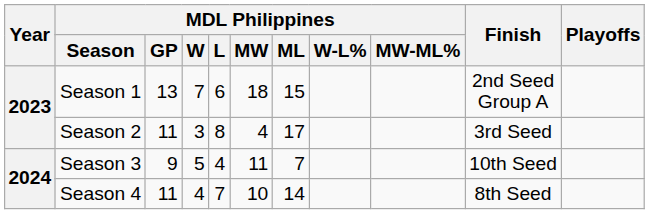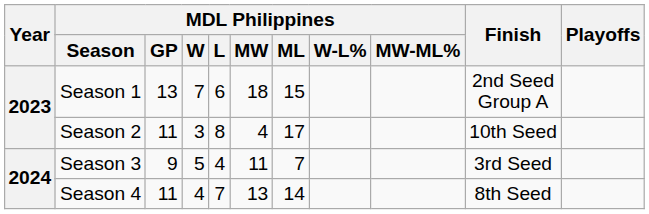(513, 132) 3rd Seed -> (513, 132) 10th Seed
(513, 163) 10th Seed -> (513, 163) 3rd Seed
(258, 193) 10 -> (258, 193) 13
